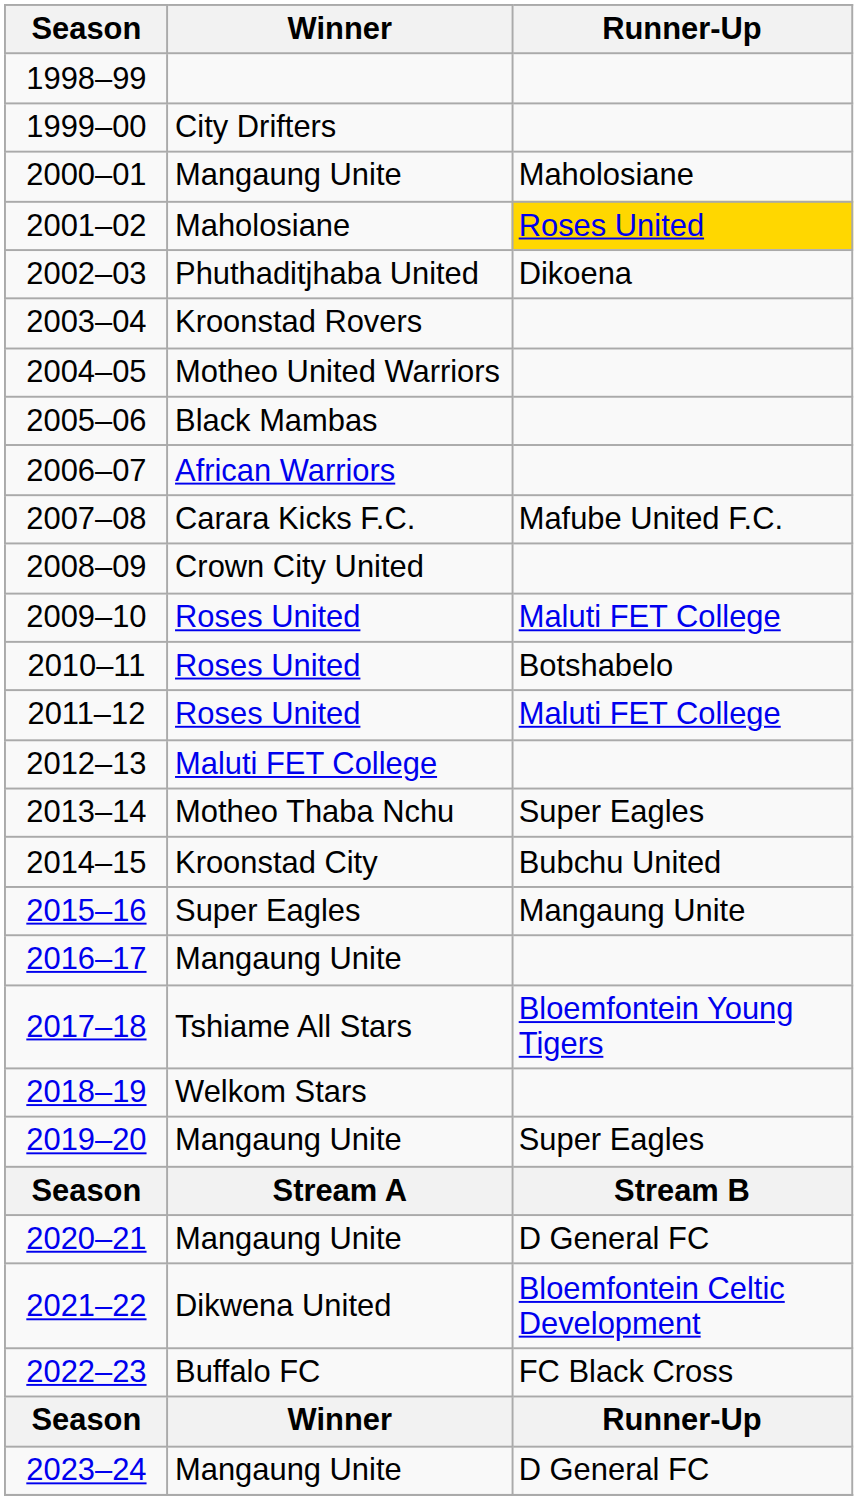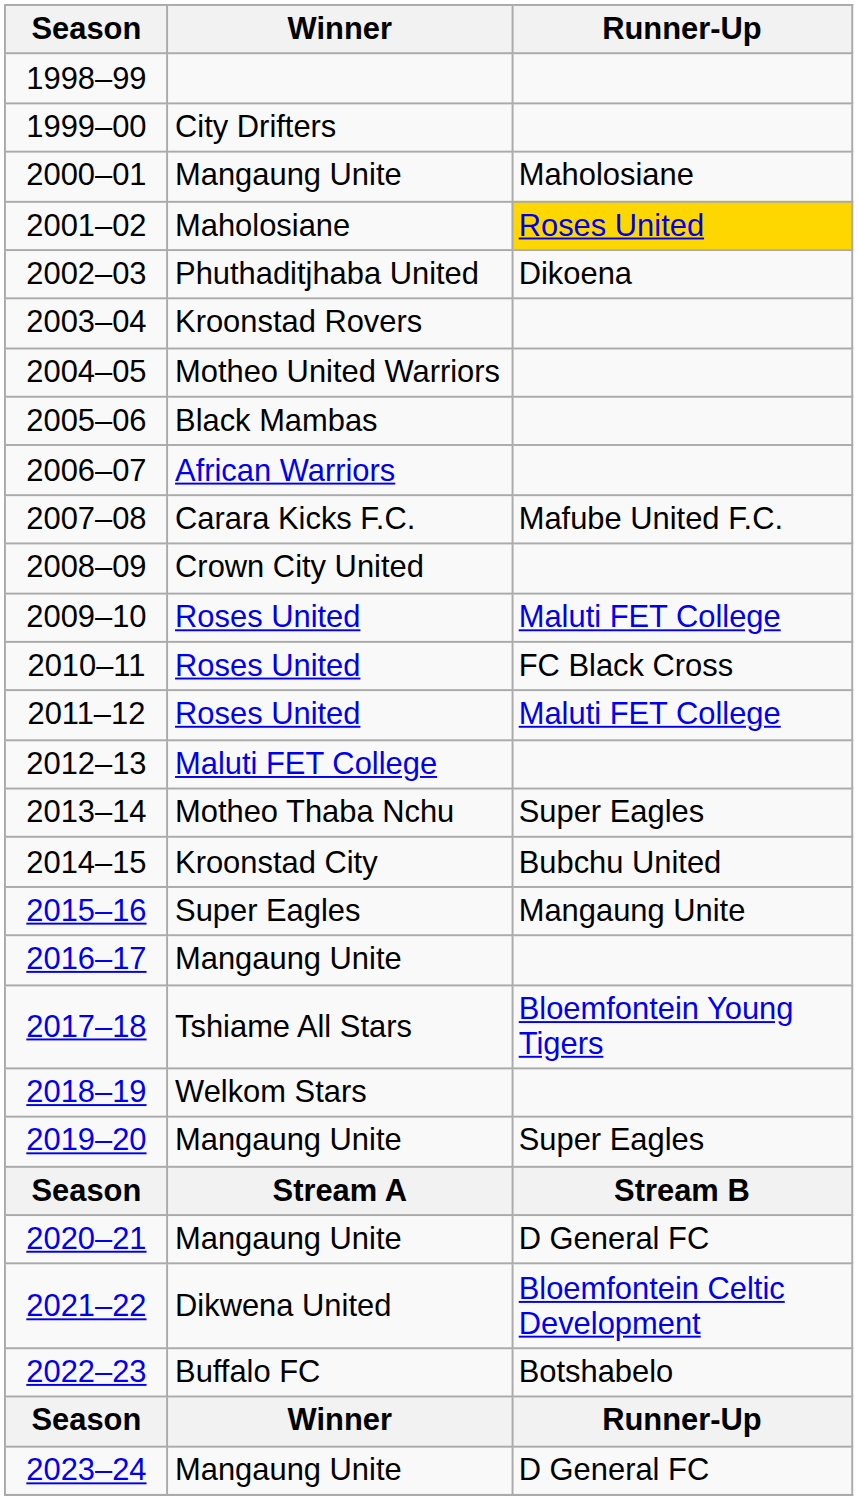(596, 665) Botshabelo -> (626, 665) FC Black Cross
(626, 1371) FC Black Cross -> (596, 1371) Botshabelo
